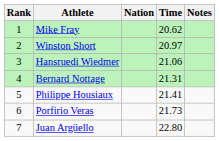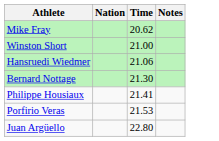- column: (19, 12)
(171, 45) 20.97 -> (141, 45) 21.00
(171, 78) 21.31 -> (141, 78) 21.30
(171, 111) 21.73 -> (141, 111) 21.53
